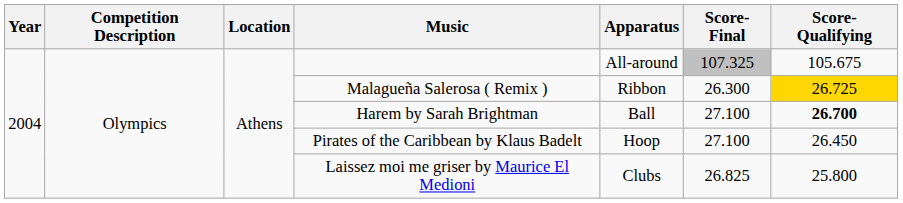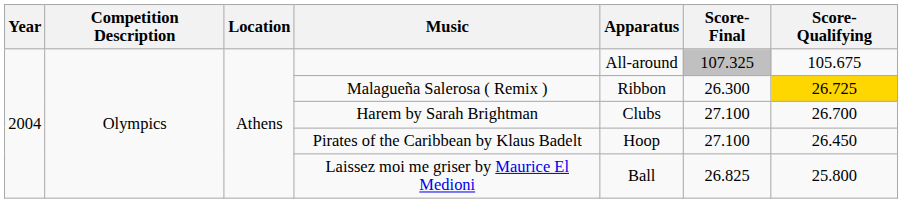(642, 114) Ball -> (642, 114) Clubs
(834, 114) bold -> (834, 114) normal
(642, 176) Clubs -> (642, 176) Ball
